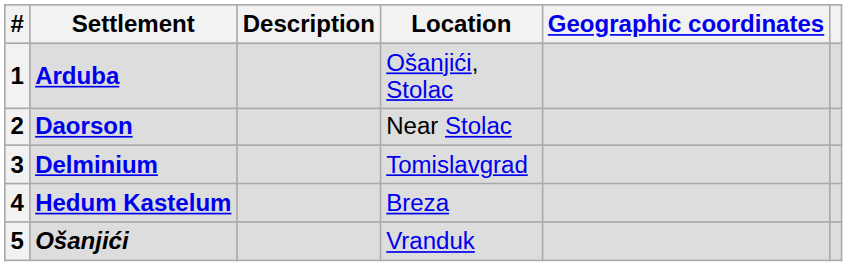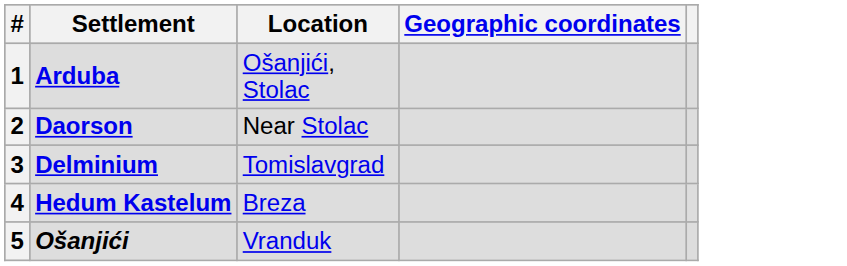- column: (309, 24)
